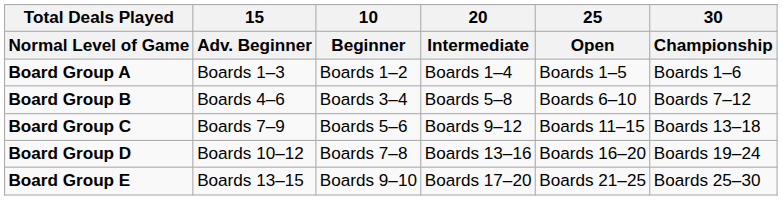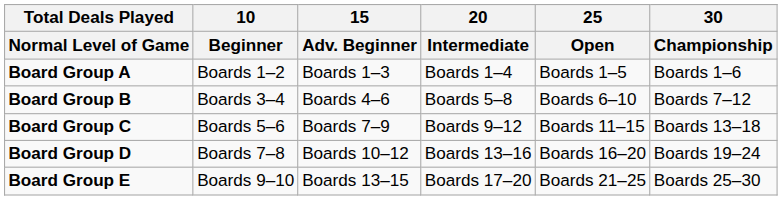columns swapped: (368, 45) <-> (255, 45)
